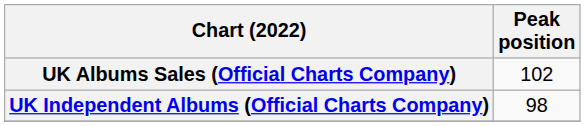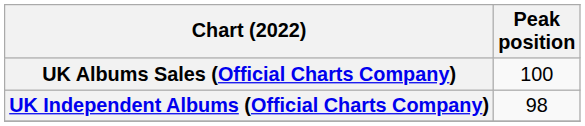(537, 74) 102 -> (537, 74) 100
